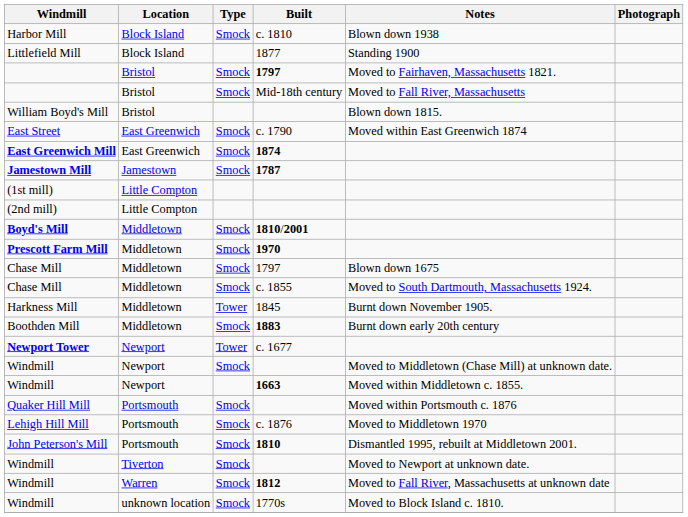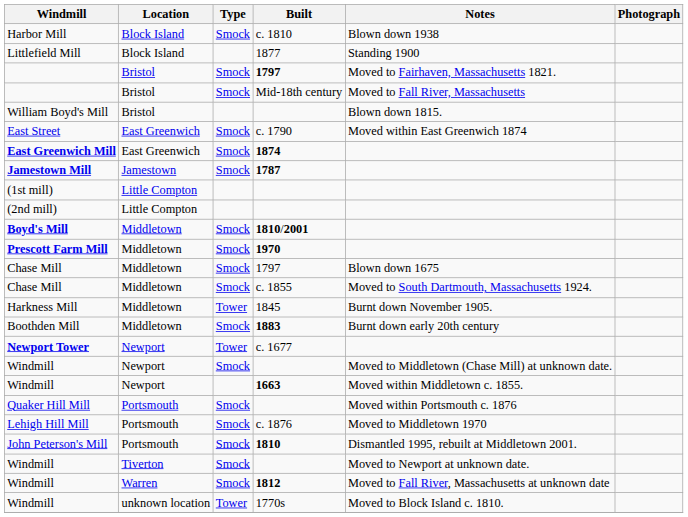(233, 502) Smock -> (231, 502) Tower
